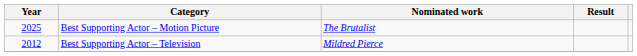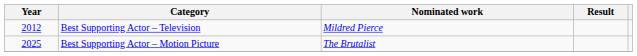rows swapped: (131, 43) <-> (140, 28)
